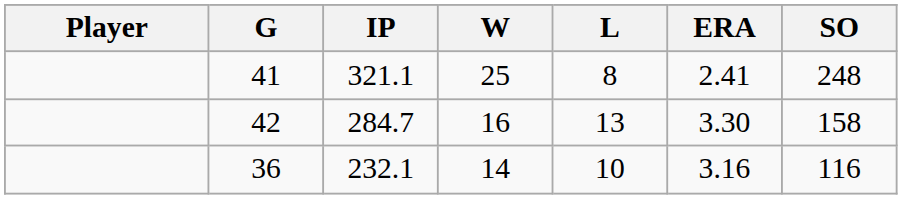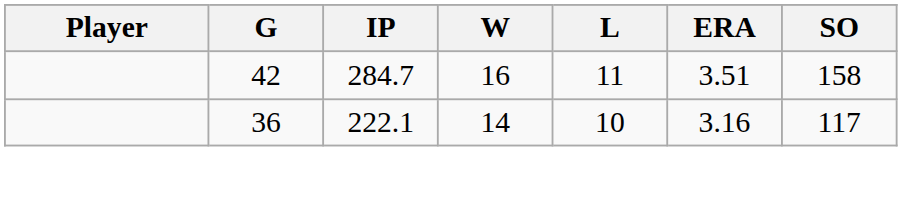- row: (266, 74)
(610, 121) 13 -> (610, 74) 11
(725, 121) 3.30 -> (725, 74) 3.51
(381, 168) 232.1 -> (381, 121) 222.1
(839, 168) 116 -> (839, 121) 117
